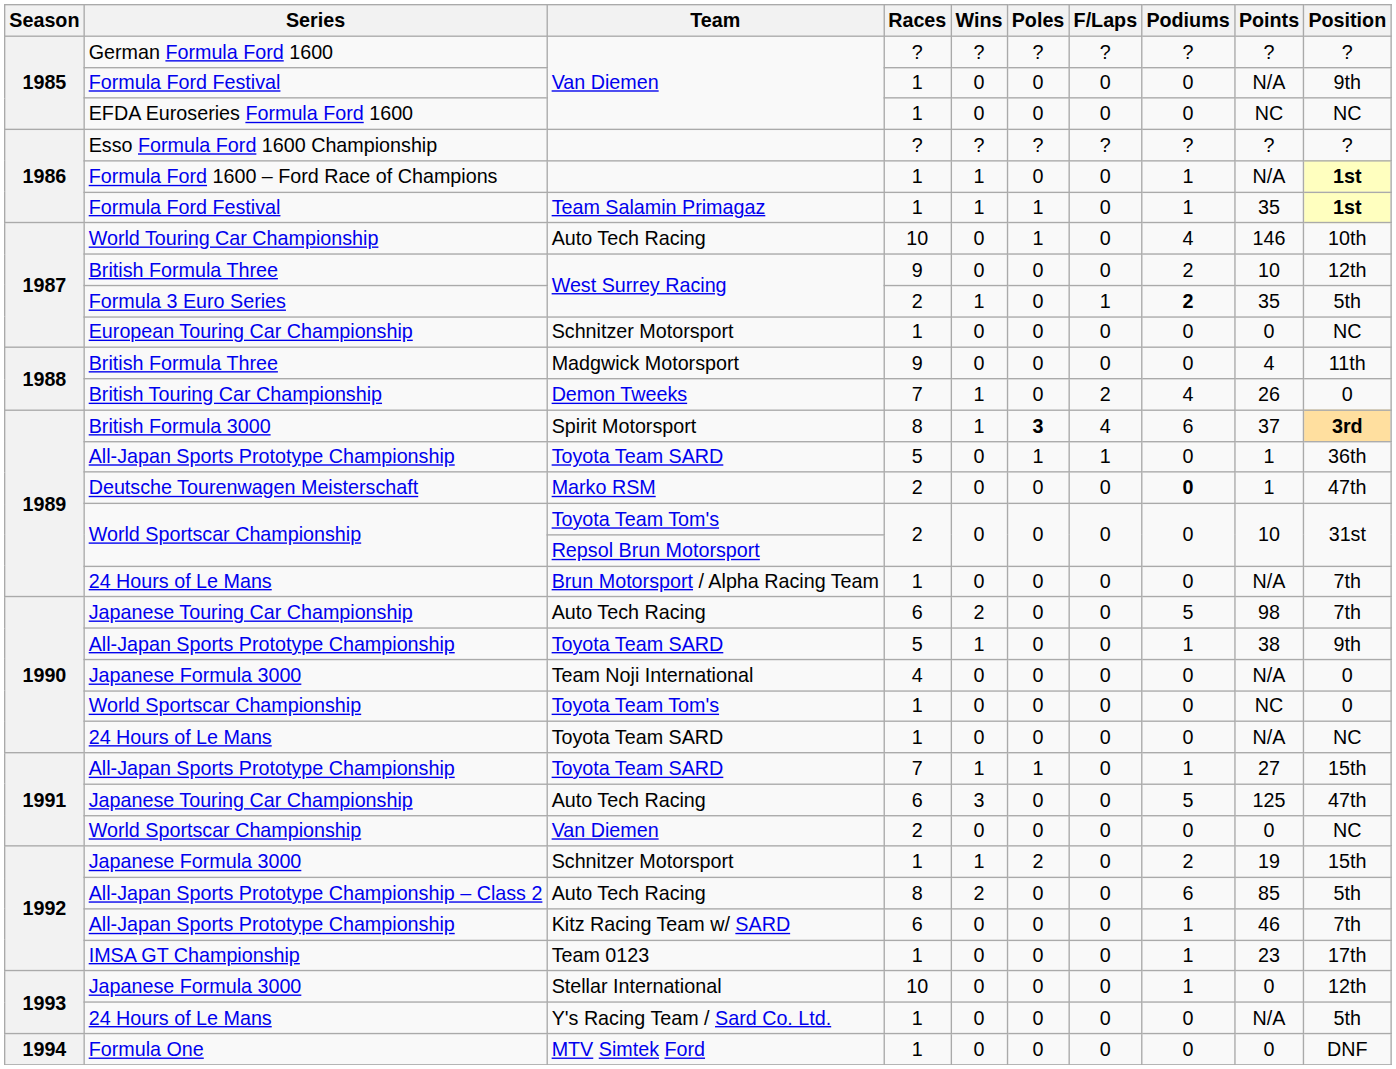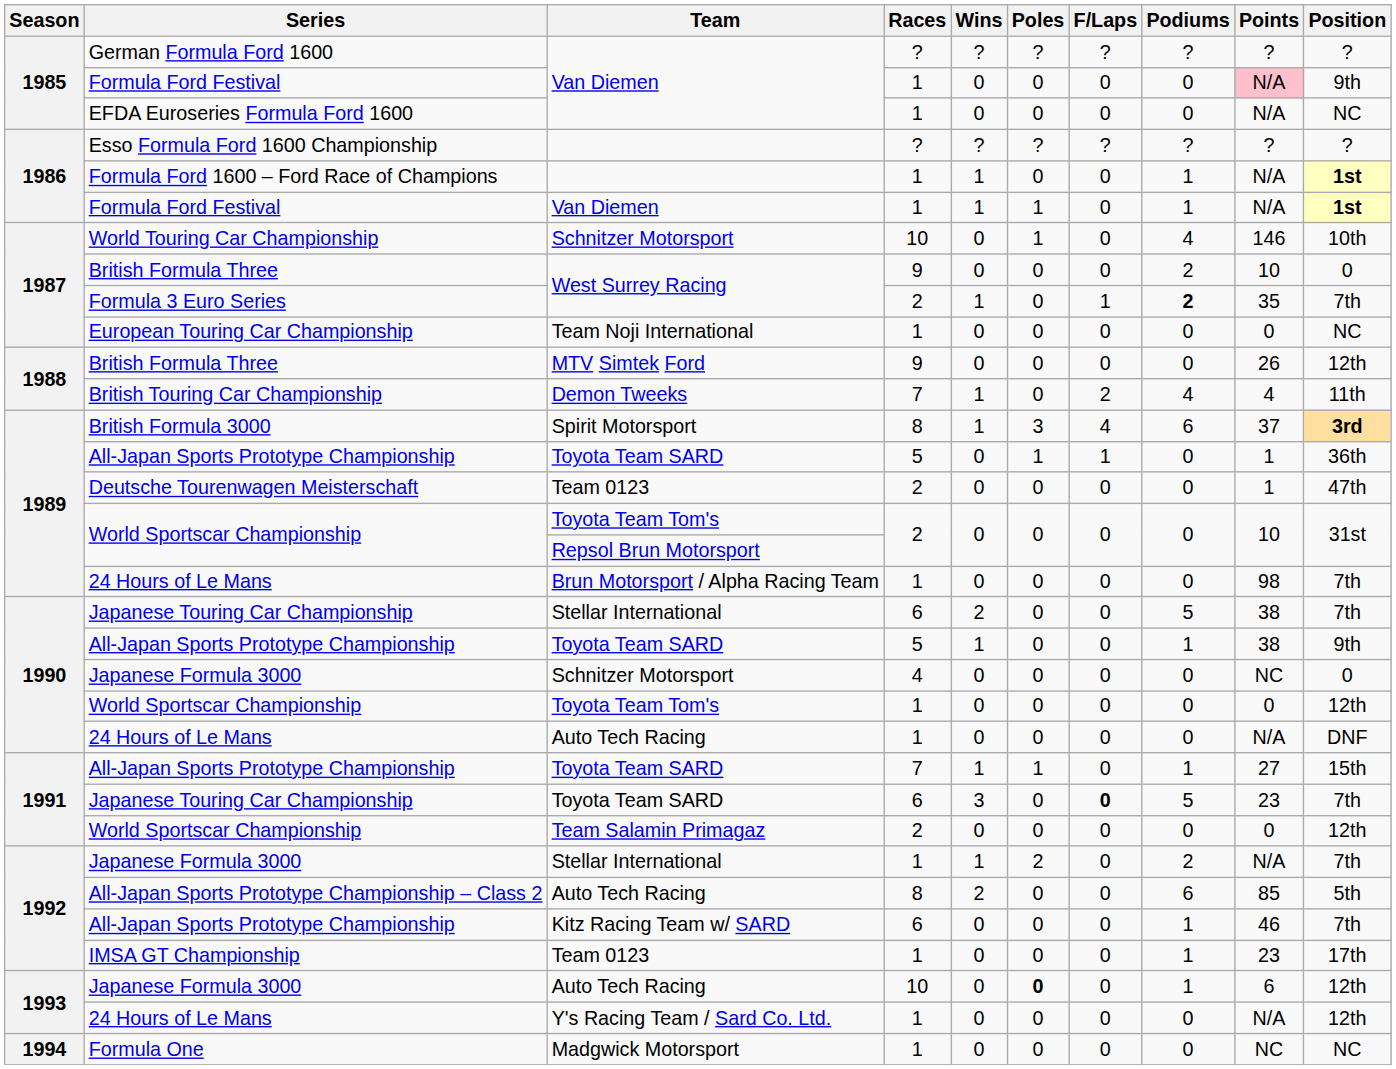(1269, 83) no background -> (1269, 83) pink background
(1269, 114) NC -> (1269, 114) N/A
(658, 208) Team Salamin Primagaz -> (605, 208) Van Diemen
(1269, 208) 35 -> (1269, 208) N/A
(629, 239) Auto Tech Racing -> (643, 239) Schnitzer Motorsport
(1347, 270) 12th -> (1347, 270) 0
(1347, 301) 5th -> (1347, 301) 7th
(643, 332) Schnitzer Motorsport -> (652, 332) Team Noji International
(645, 364) Madgwick Motorsport -> (628, 364) MTV Simtek Ford
(1269, 364) 4 -> (1269, 364) 26
(1347, 364) 11th -> (1347, 364) 12th
(1269, 395) 26 -> (1269, 395) 4
(1347, 395) 0 -> (1347, 395) 11th
(1038, 426) bold -> (1038, 426) normal
(604, 488) Marko RSM -> (600, 488) Team 0123
(1188, 488) bold -> (1188, 488) normal
(1269, 582) N/A -> (1269, 582) 98
(629, 613) Auto Tech Racing -> (637, 613) Stellar International
(1269, 613) 98 -> (1269, 613) 38
(652, 675) Team Noji International -> (643, 675) Schnitzer Motorsport
(1269, 675) N/A -> (1269, 675) NC
(1269, 706) NC -> (1269, 706) 0
(1347, 706) 0 -> (1347, 706) 12th
(637, 738) Toyota Team SARD -> (629, 738) Auto Tech Racing
(1347, 738) NC -> (1347, 738) DNF
(629, 800) Auto Tech Racing -> (637, 800) Toyota Team SARD
(1105, 800) normal -> (1105, 800) bold
(1269, 800) 125 -> (1269, 800) 23
(1347, 800) 47th -> (1347, 800) 7th
(605, 831) Van Diemen -> (658, 831) Team Salamin Primagaz
(1347, 831) NC -> (1347, 831) 12th
(643, 862) Schnitzer Motorsport -> (637, 862) Stellar International
(1269, 862) 19 -> (1269, 862) N/A
(1347, 862) 15th -> (1347, 862) 7th
(637, 987) Stellar International -> (629, 987) Auto Tech Racing
(1038, 987) normal -> (1038, 987) bold
(1269, 987) 0 -> (1269, 987) 6
(1347, 1018) 5th -> (1347, 1018) 12th
(628, 1049) MTV Simtek Ford -> (645, 1049) Madgwick Motorsport
(1269, 1049) 0 -> (1269, 1049) NC
(1347, 1049) DNF -> (1347, 1049) NC
